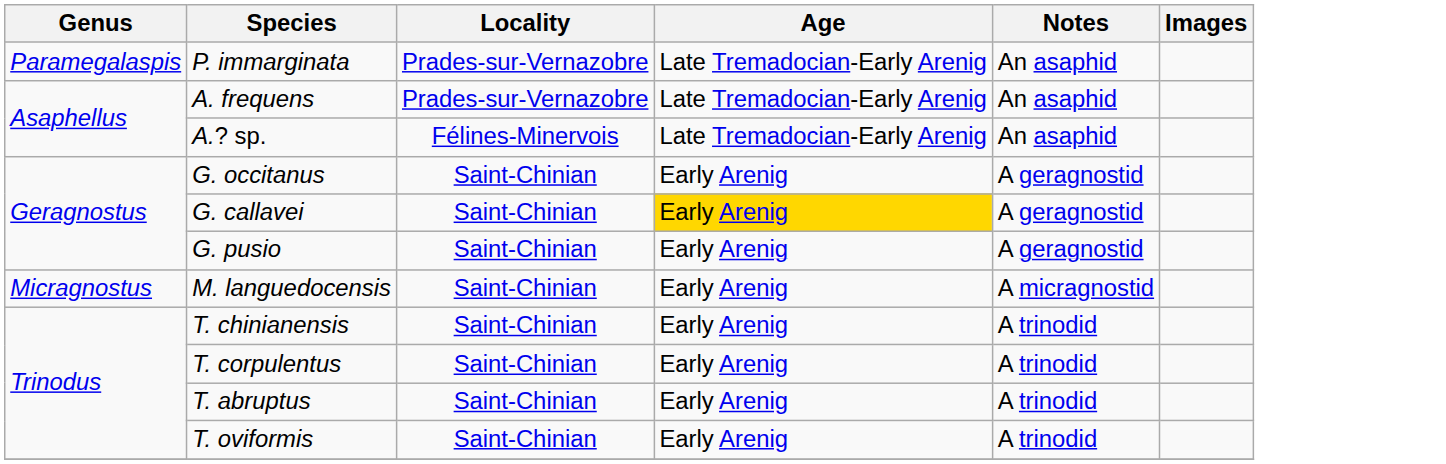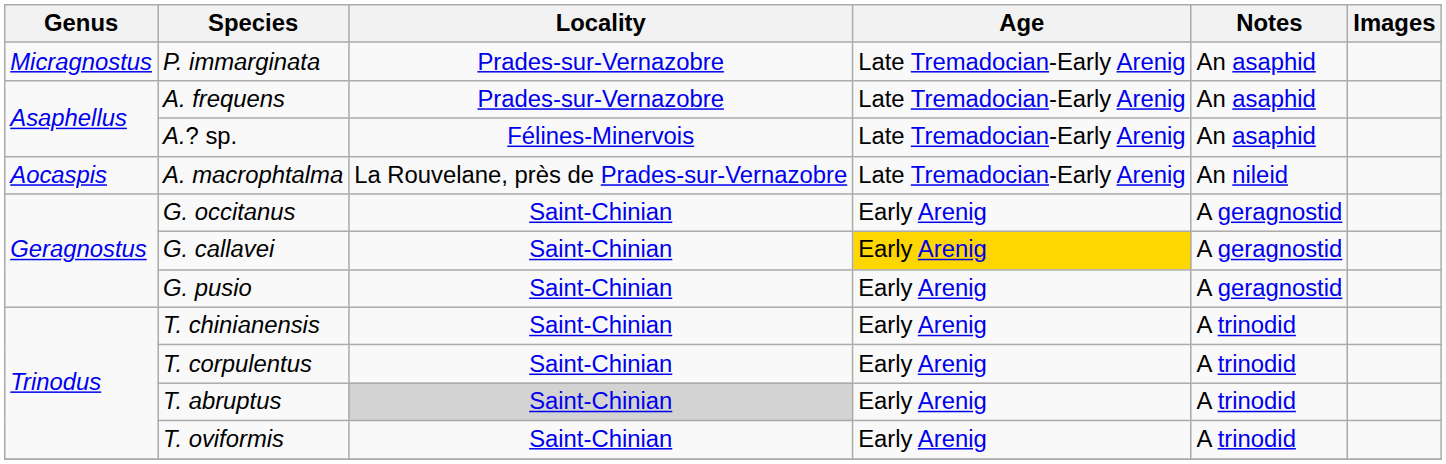(96, 61) Paramegalaspis -> (81, 61) Micragnostus
+ row: (253, 174)
- row: (292, 288)
(525, 401) no background -> (601, 401) lightgrey background
